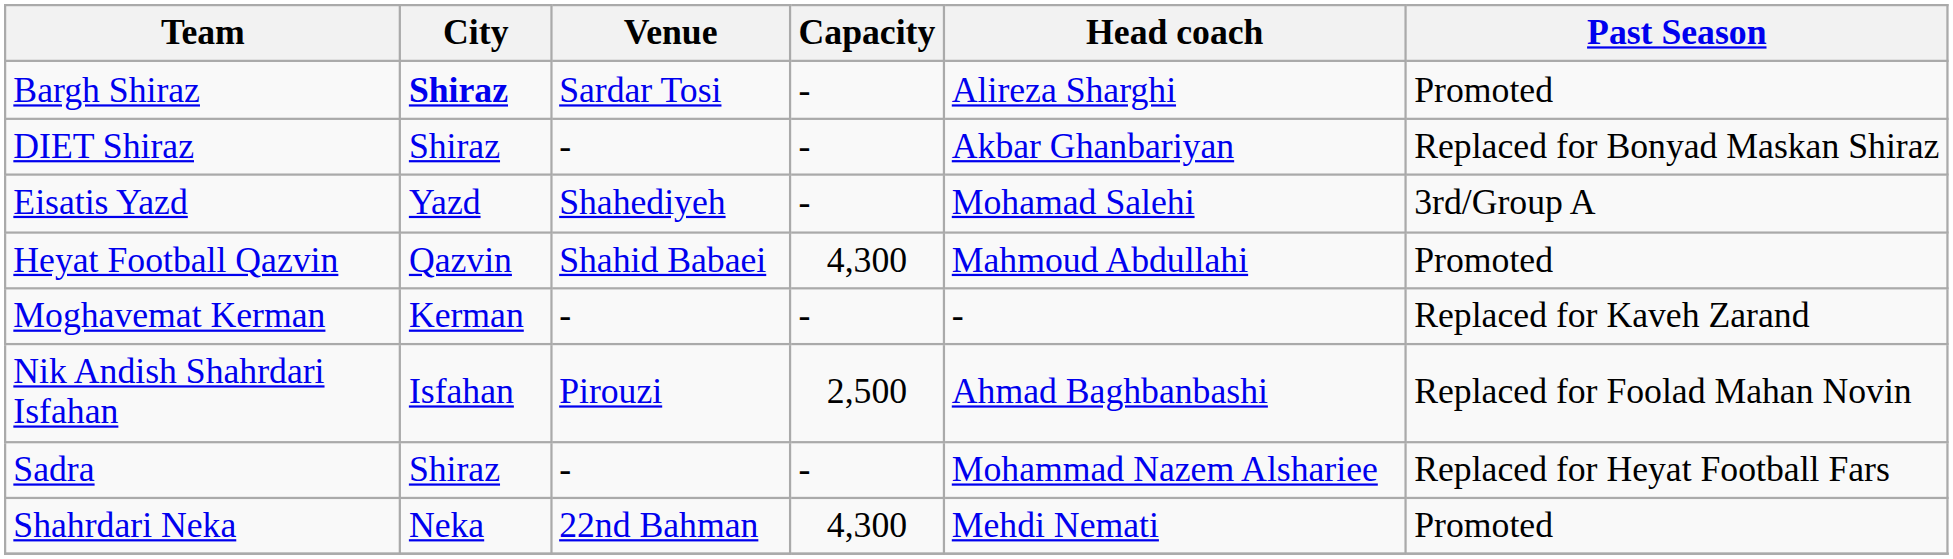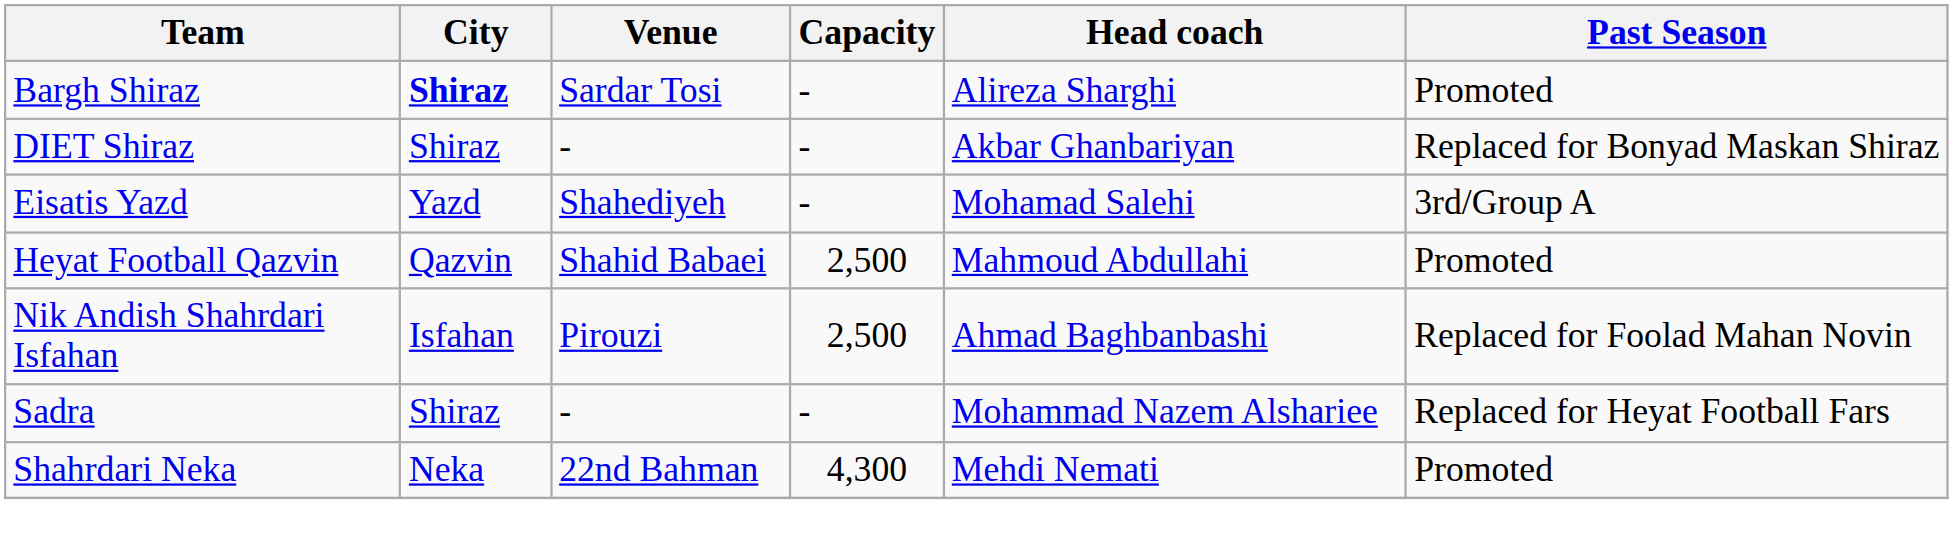(867, 259) 4,300 -> (867, 259) 2,500
- row: (169, 315)
